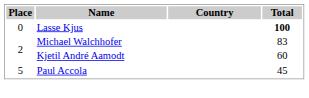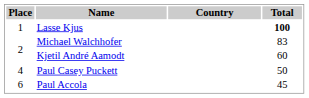(20, 27) 0 -> (20, 27) 1
+ row: (77, 70)
(20, 70) 5 -> (20, 85) 6
